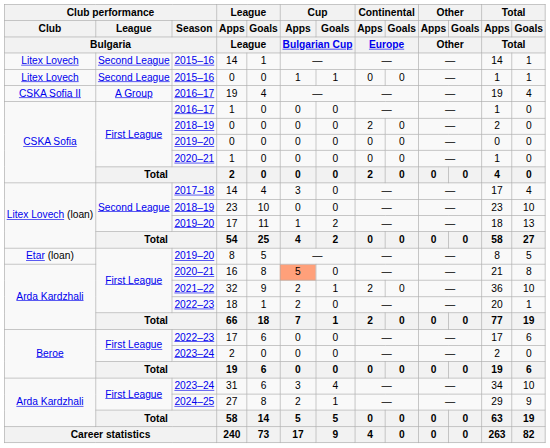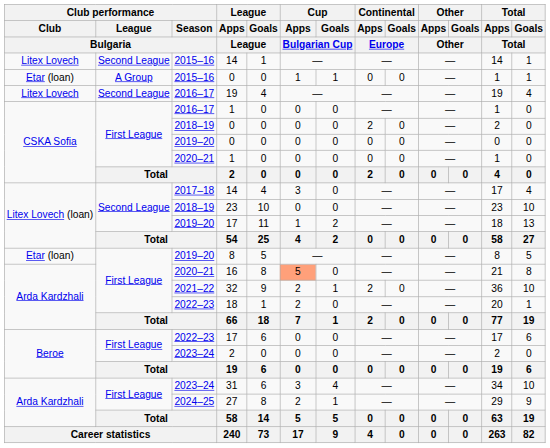(50, 77) Litex Lovech -> (50, 77) Etar (loan)
(134, 77) Second League -> (134, 77) A Group
(50, 93) CSKA Sofia II -> (50, 93) Litex Lovech
(134, 93) A Group -> (134, 93) Second League
